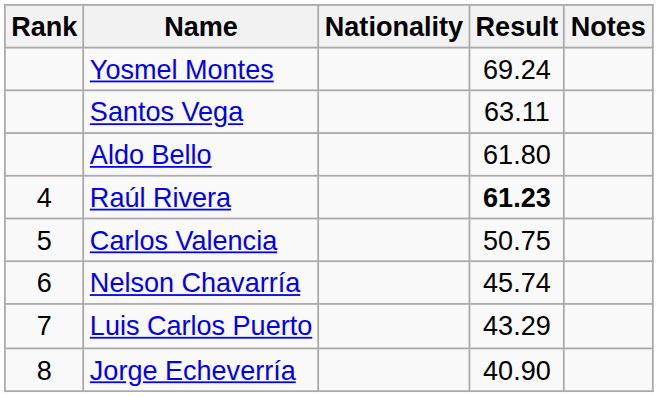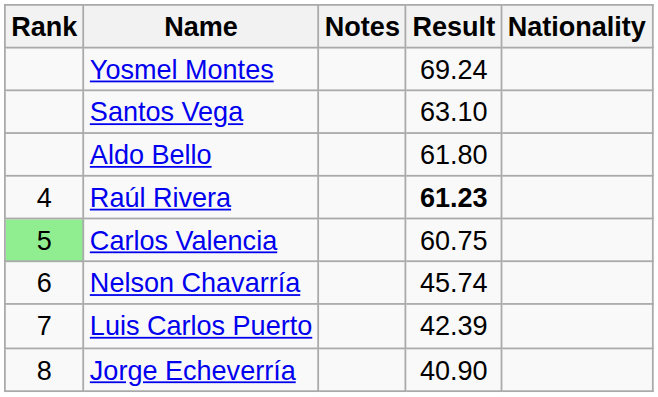columns swapped: (394, 26) <-> (608, 26)
(517, 112) 63.11 -> (454, 112) 63.10
(44, 241) no background -> (44, 241) lightgreen background
(517, 241) 50.75 -> (454, 241) 60.75
(517, 326) 43.29 -> (454, 326) 42.39
